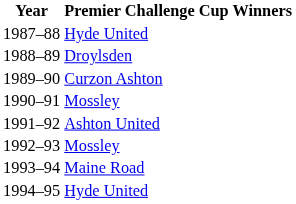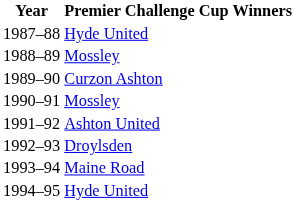(98, 56) Droylsden -> (92, 56) Mossley
(92, 145) Mossley -> (98, 145) Droylsden
